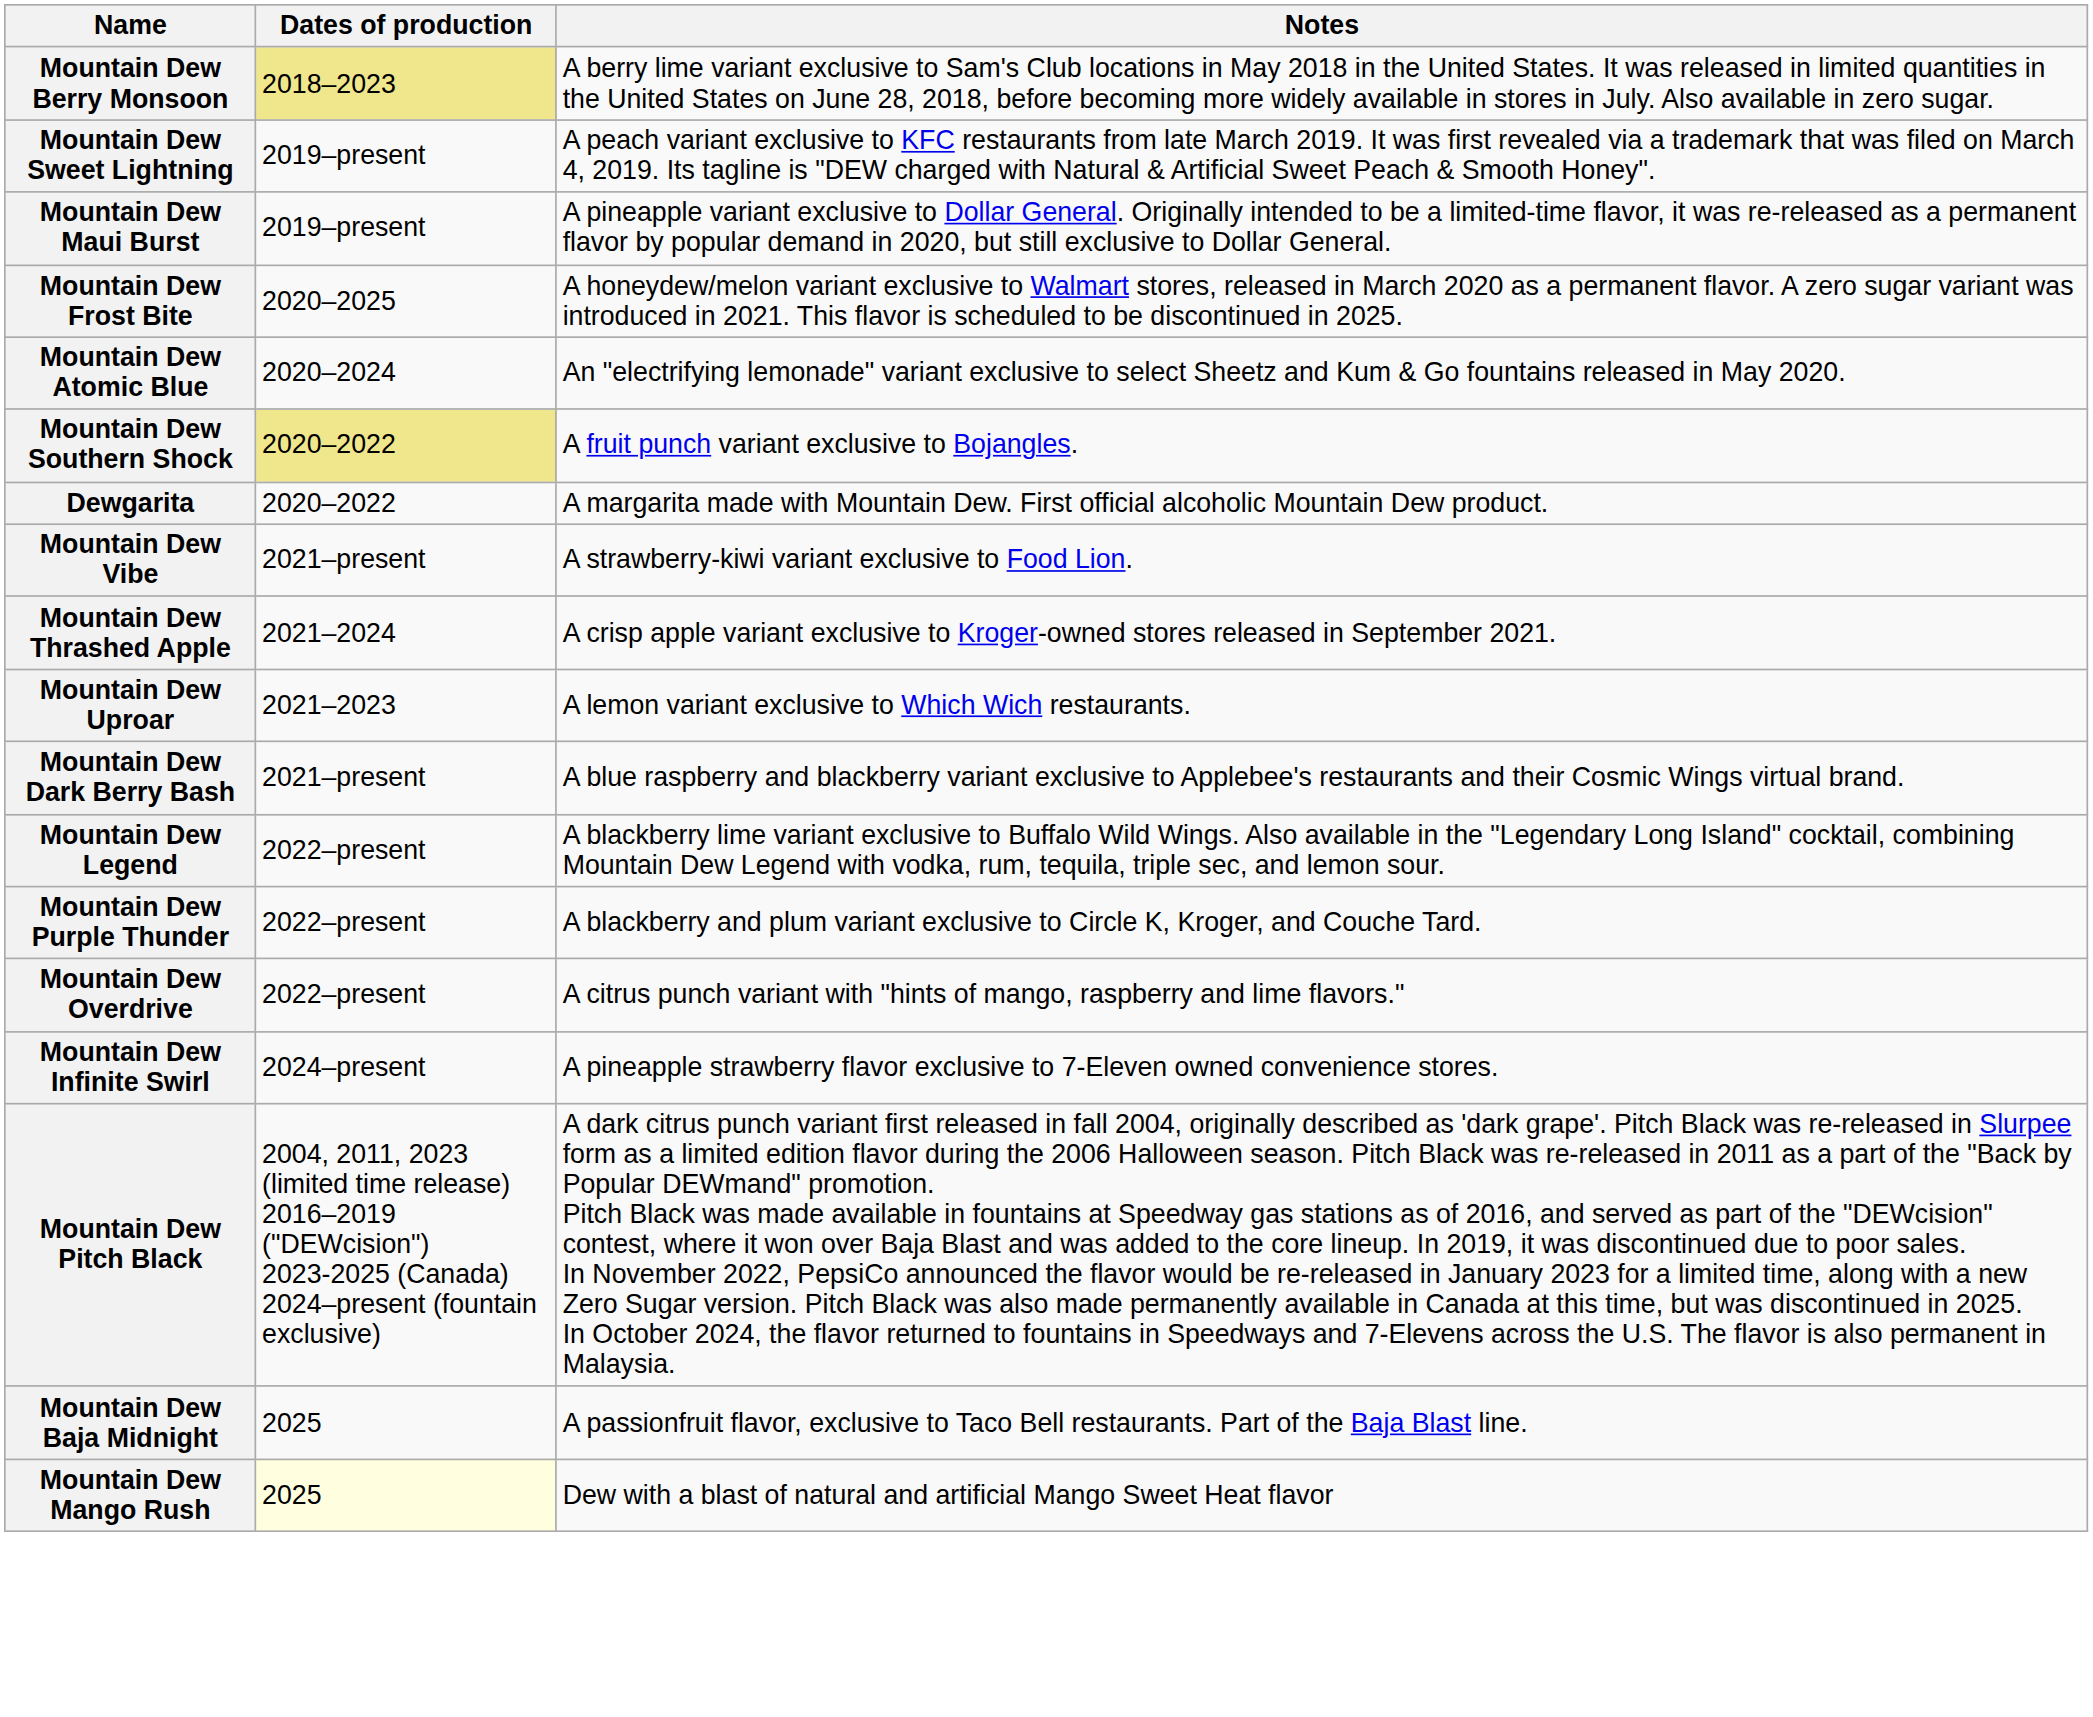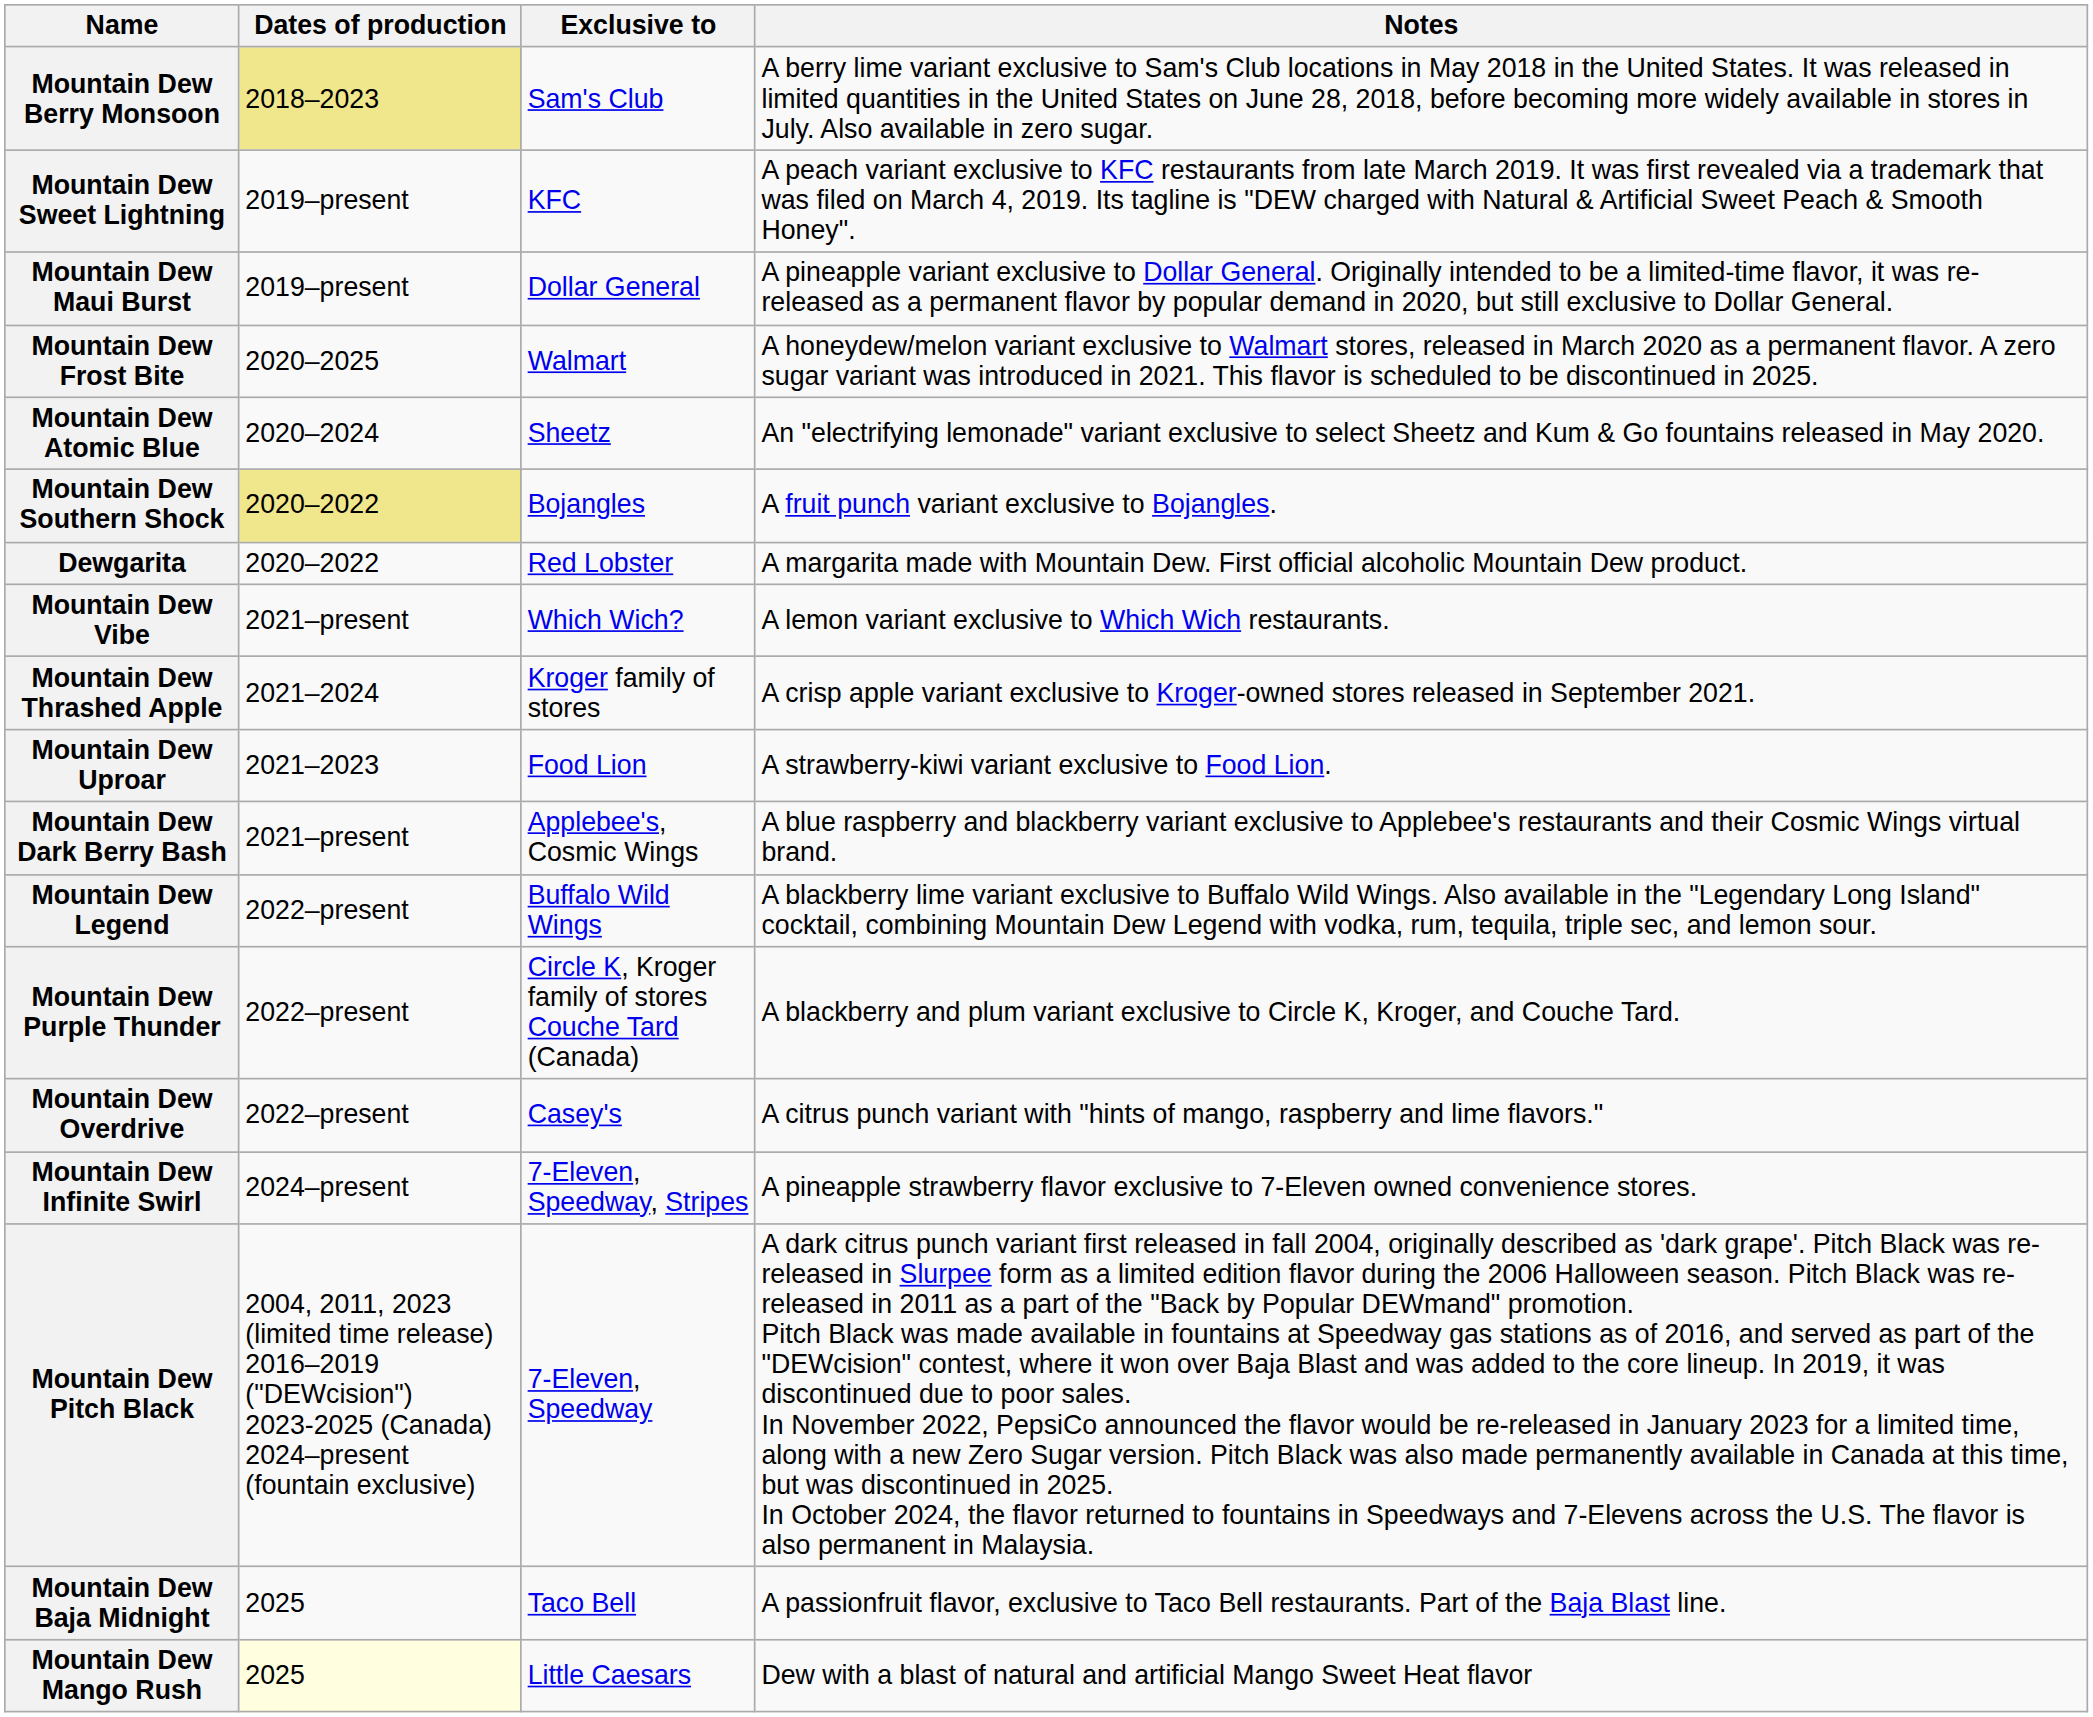+ column: (638, 25)
(848, 560) A strawberry-kiwi variant exclusive to Food Lion. -> (1076, 620) A lemon variant exclusive to Which Wich restaurants.
(877, 704) A lemon variant exclusive to Which Wich restaurants. -> (1047, 765) A strawberry-kiwi variant exclusive to Food Lion.
